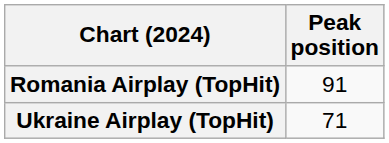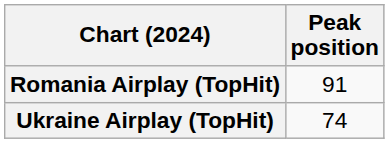(335, 120) 71 -> (335, 120) 74
